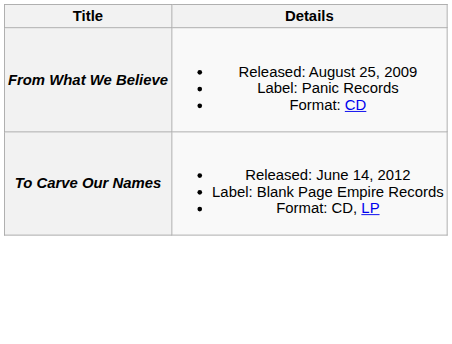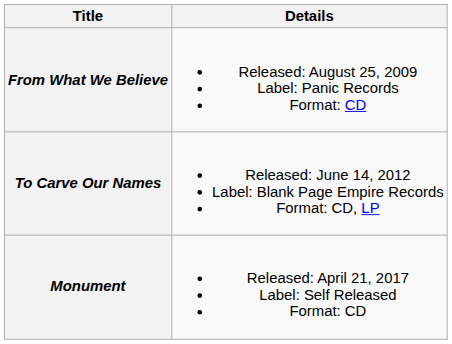+ row: (88, 287)
